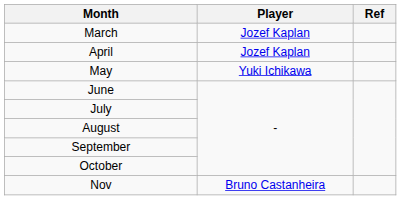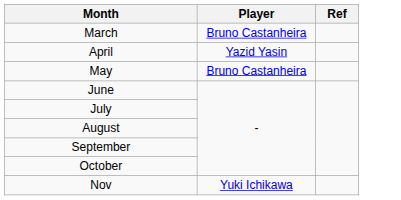(275, 33) Jozef Kaplan -> (256, 33) Bruno Castanheira
(275, 52) Jozef Kaplan -> (256, 52) Yazid Yasin
(275, 71) Yuki Ichikawa -> (256, 71) Bruno Castanheira
(275, 185) Bruno Castanheira -> (256, 185) Yuki Ichikawa
